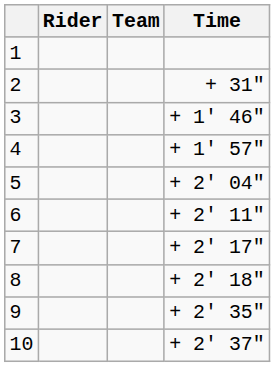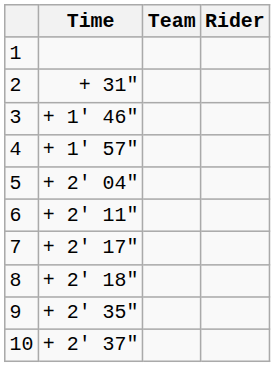columns swapped: (73, 21) <-> (217, 21)
